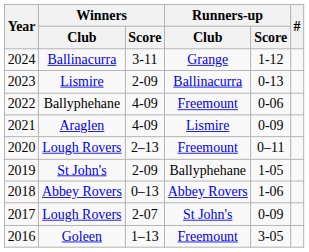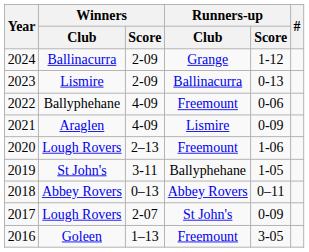(145, 59) 3-11 -> (145, 59) 2-09
(271, 147) 0–11 -> (271, 147) 1-06
(145, 170) 2-09 -> (145, 170) 3-11
(271, 192) 1-06 -> (271, 192) 0–11
